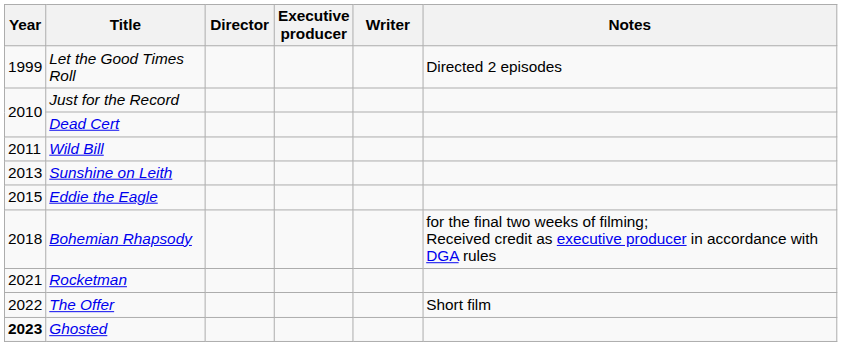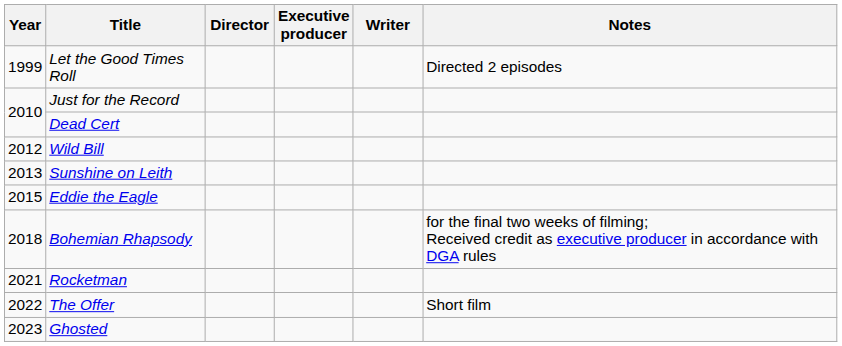(25, 148) 2011 -> (25, 148) 2012
(25, 329) bold -> (25, 329) normal
